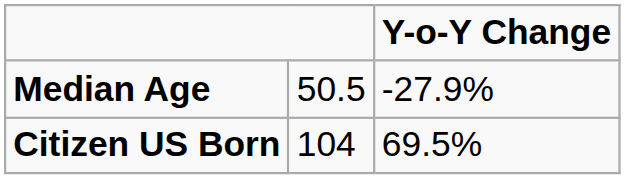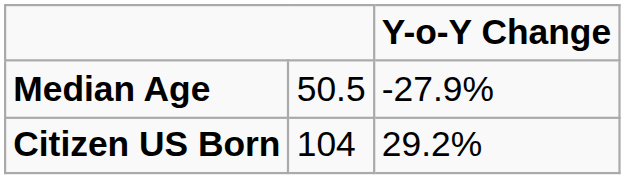(432, 144) 69.5% -> (432, 144) 29.2%
